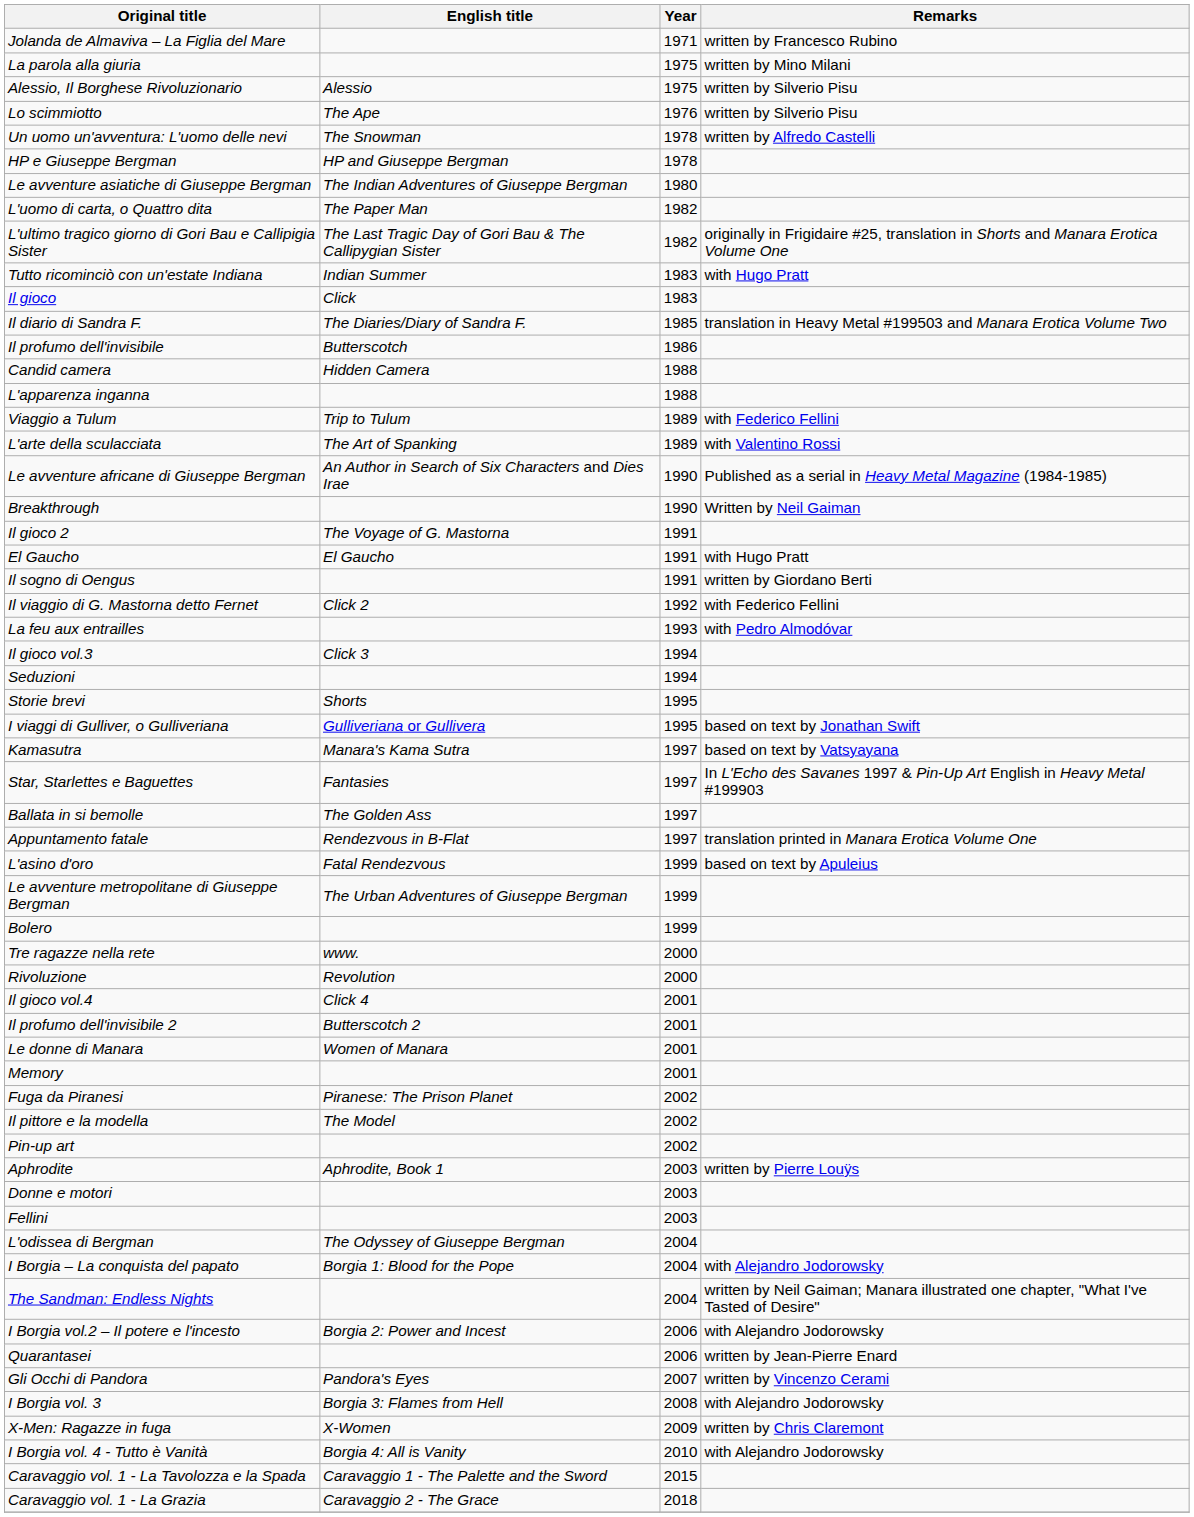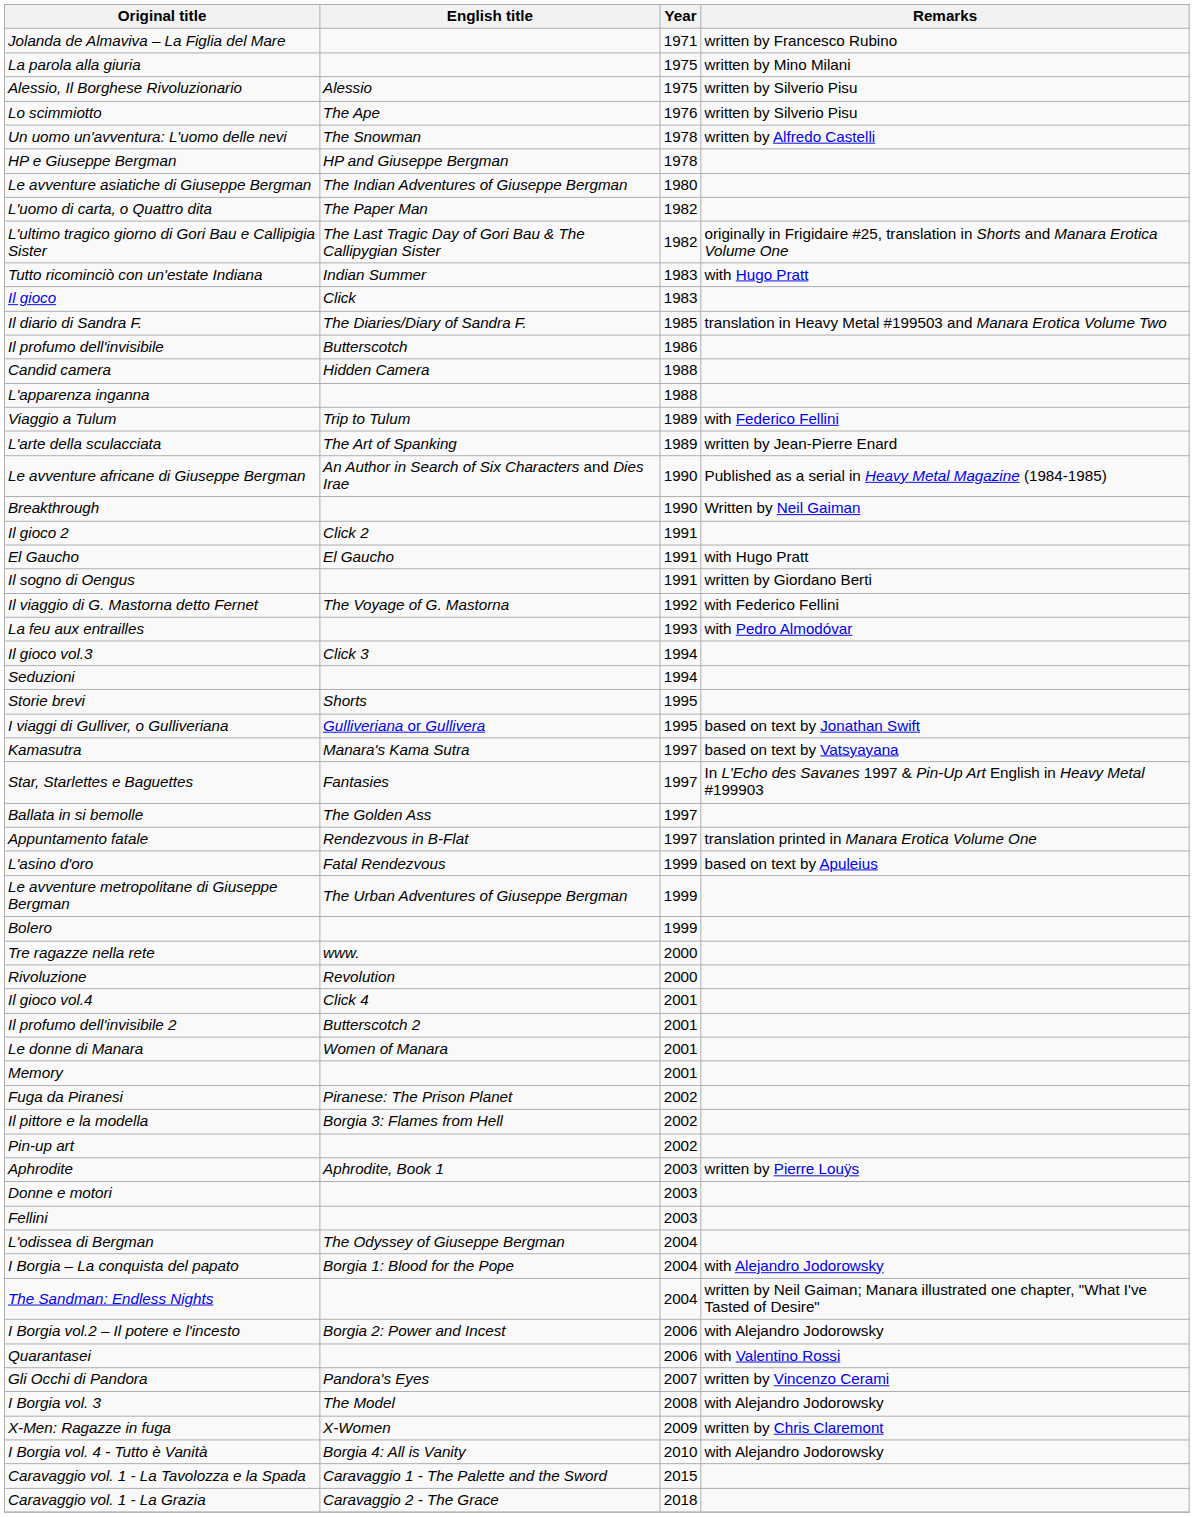(772, 443) with Valentino Rossi -> (801, 443) written by Jean-Pierre Enard
(416, 532) The Voyage of G. Mastorna -> (346, 532) Click 2
(346, 605) Click 2 -> (416, 605) The Voyage of G. Mastorna
(359, 1121) The Model -> (413, 1121) Borgia 3: Flames from Hell
(801, 1355) written by Jean-Pierre Enard -> (772, 1355) with Valentino Rossi
(413, 1403) Borgia 3: Flames from Hell -> (359, 1403) The Model
